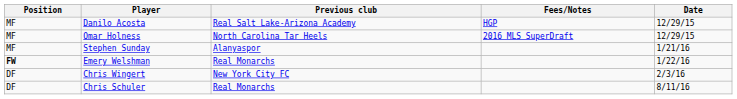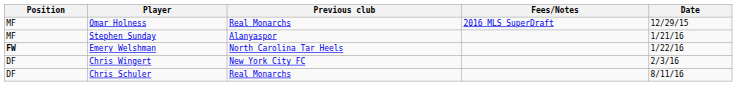- row: (114, 24)
(270, 37) North Carolina Tar Heels -> (260, 24) Real Monarchs
(244, 62) Real Monarchs -> (286, 49) North Carolina Tar Heels
